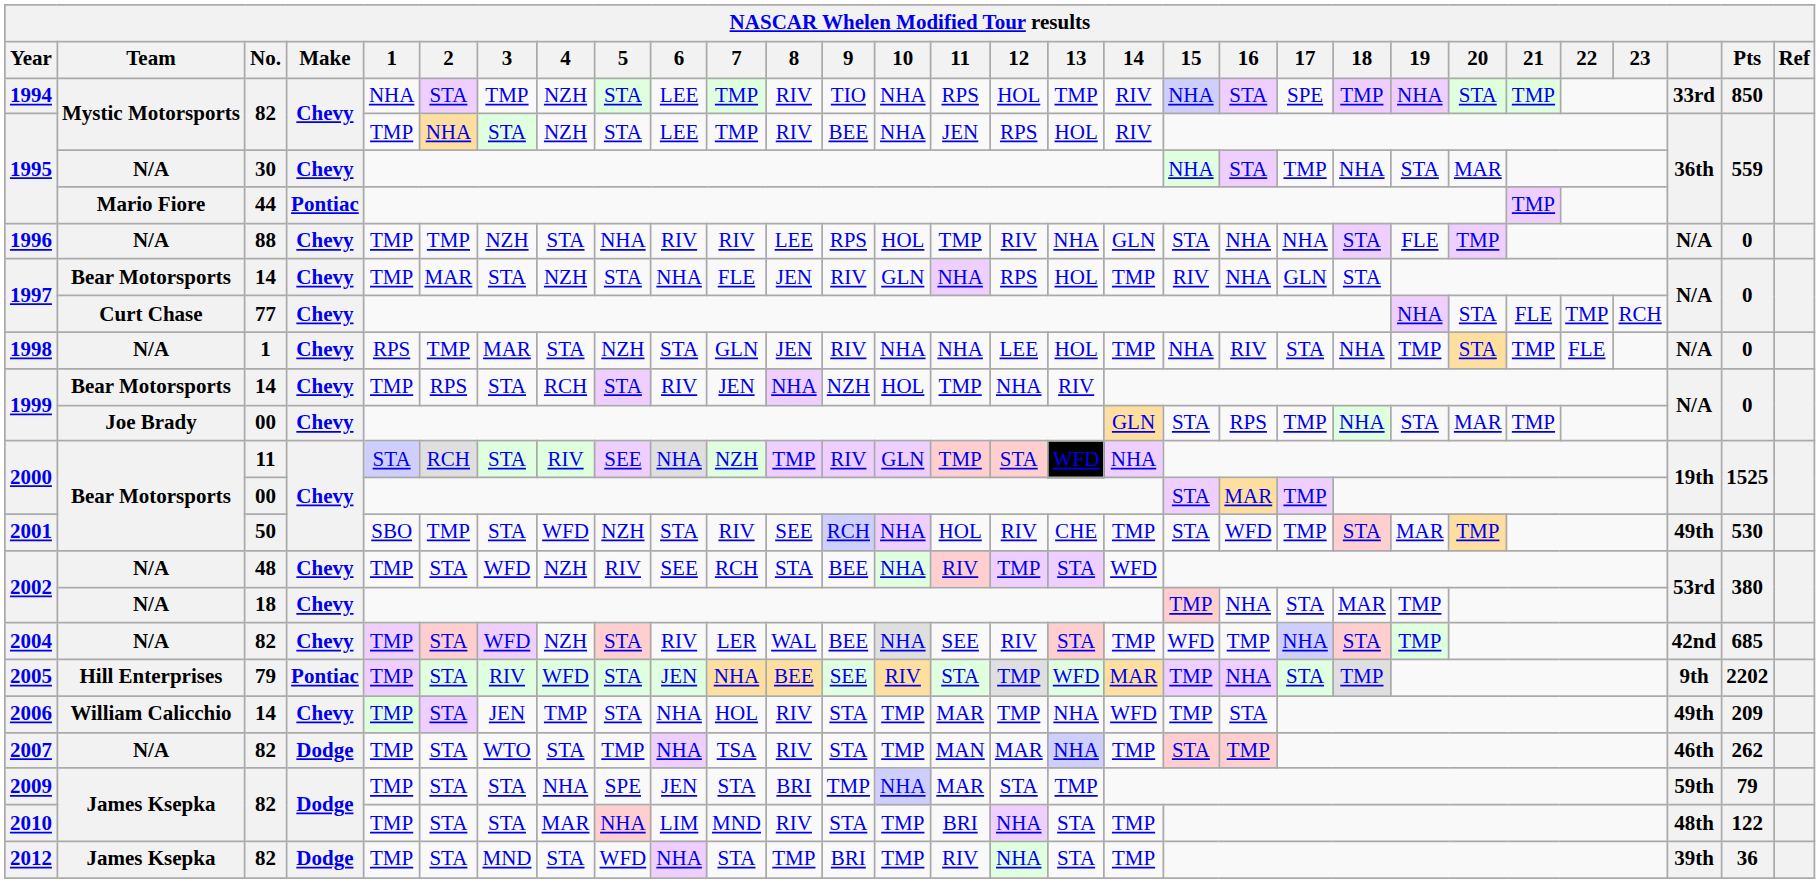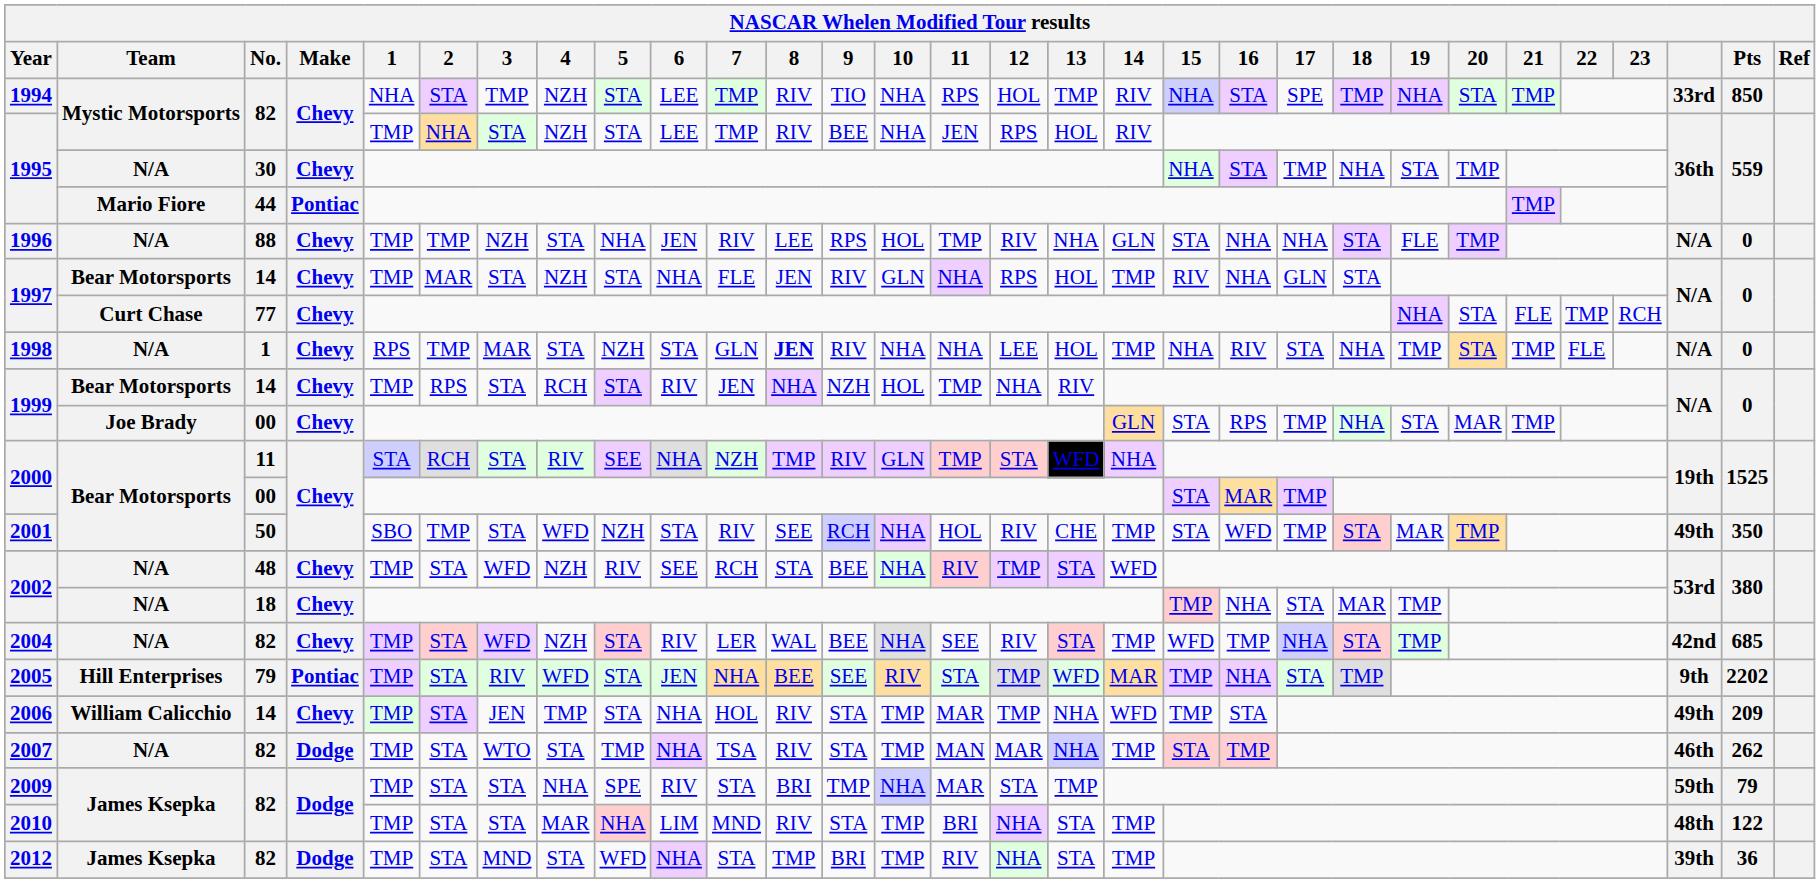(1478, 168) MAR -> (1478, 168) TMP
(679, 240) RIV -> (679, 240) JEN
(794, 349) normal -> (794, 349) bold
(1747, 531) 530 -> (1747, 531) 350
(679, 786) JEN -> (679, 786) RIV
